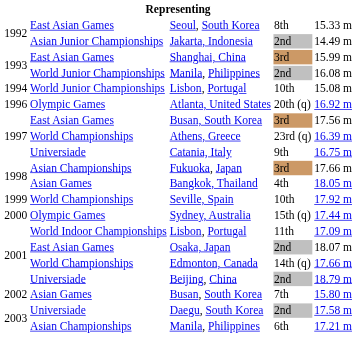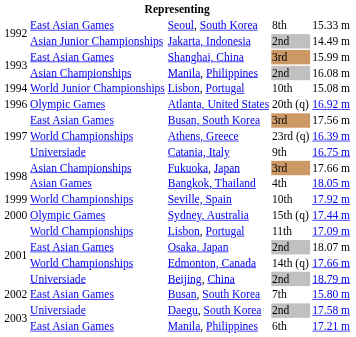(97, 73) World Junior Championships -> (81, 73) Asian Championships
(98, 231) World Indoor Championships -> (82, 231) World Championships
(61, 294) Asian Games -> (72, 294) East Asian Games
(81, 326) Asian Championships -> (72, 326) East Asian Games
